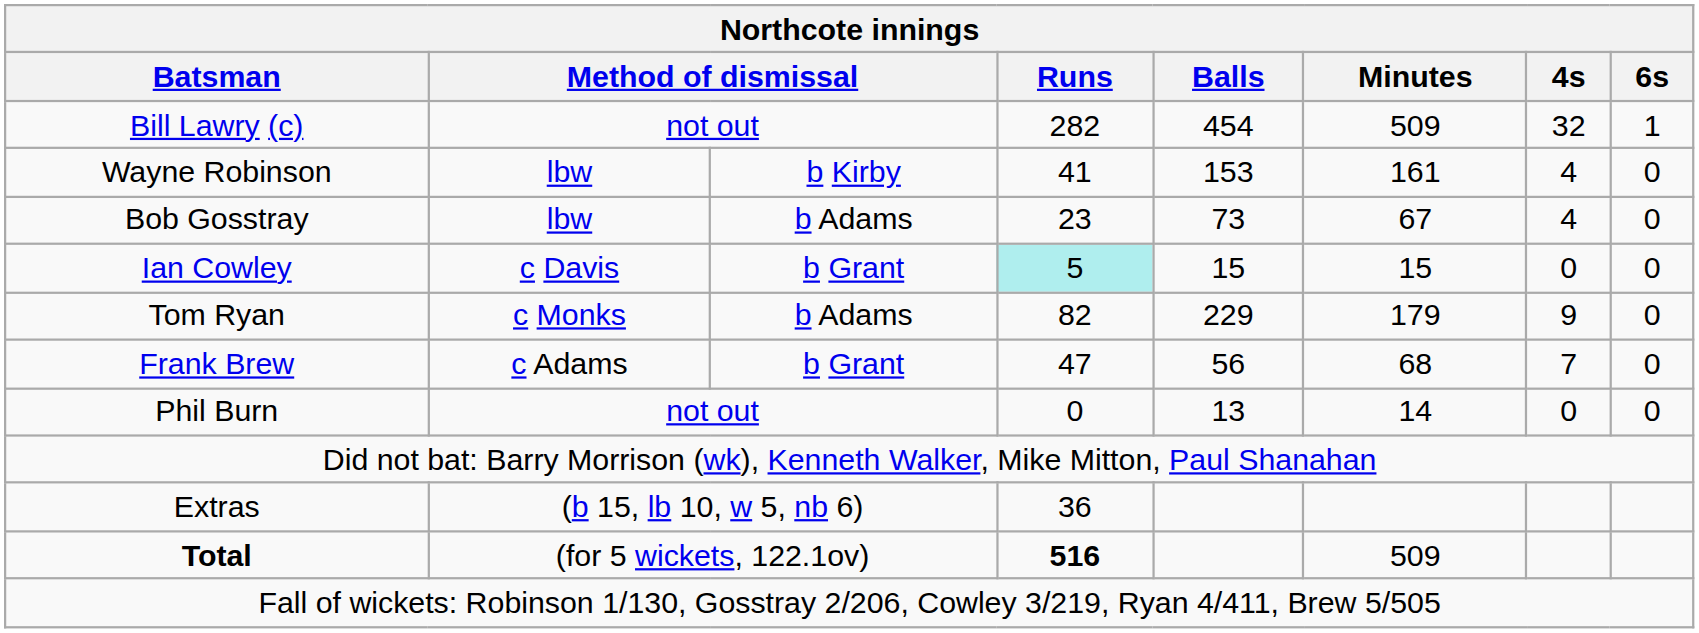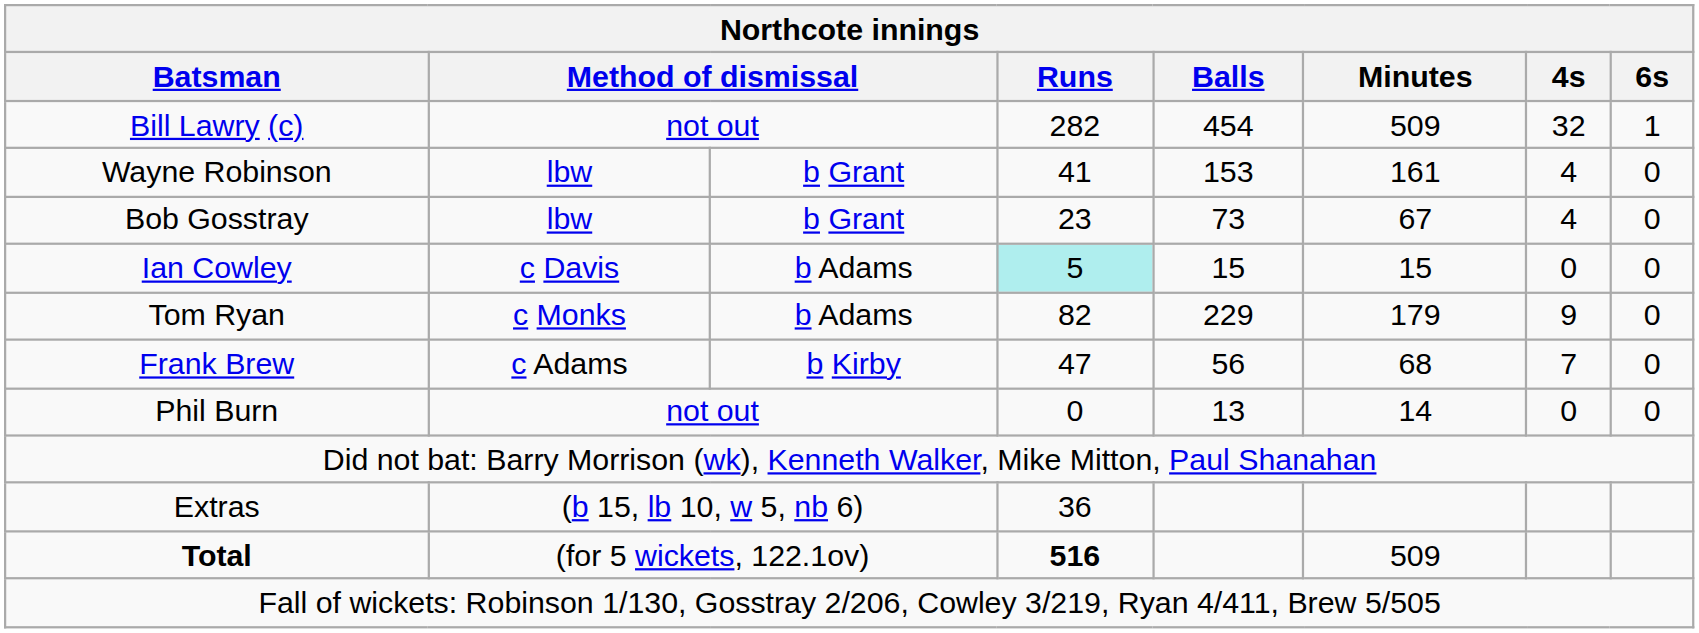(854, 172) b Kirby -> (854, 172) b Grant
(854, 220) b Adams -> (854, 220) b Grant
(854, 268) b Grant -> (854, 268) b Adams
(854, 363) b Grant -> (854, 363) b Kirby
